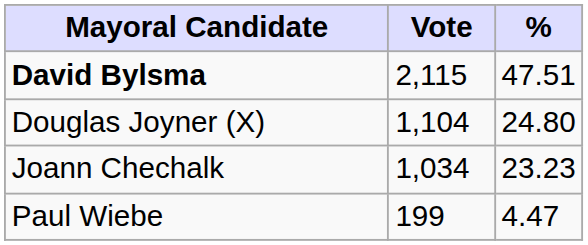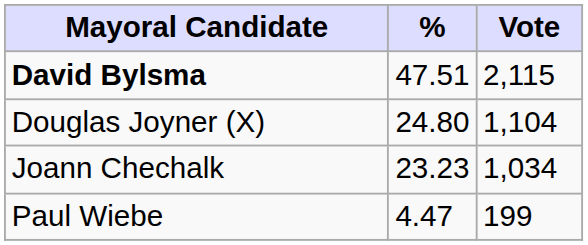columns swapped: (442, 27) <-> (539, 27)
